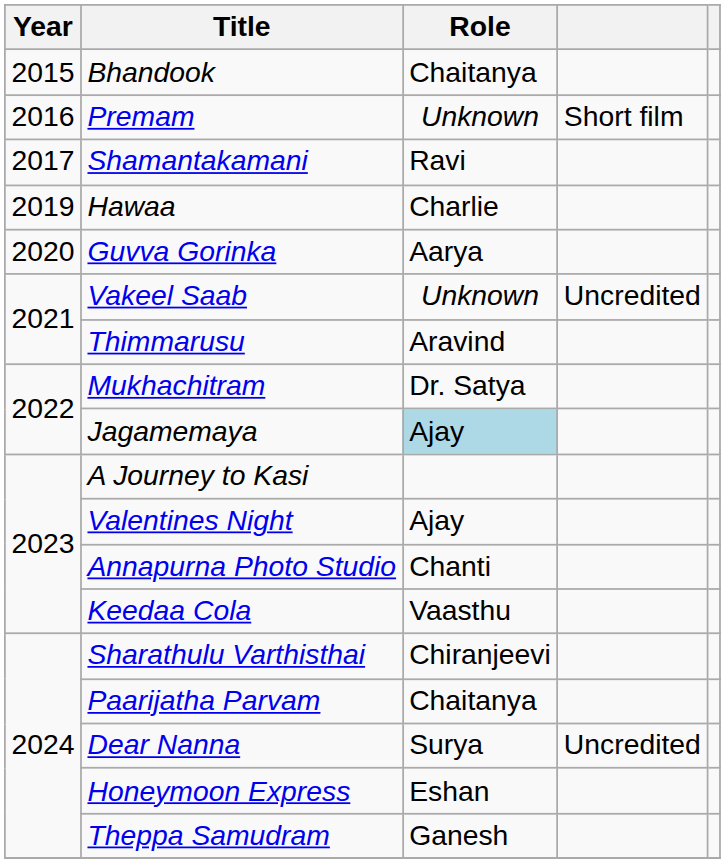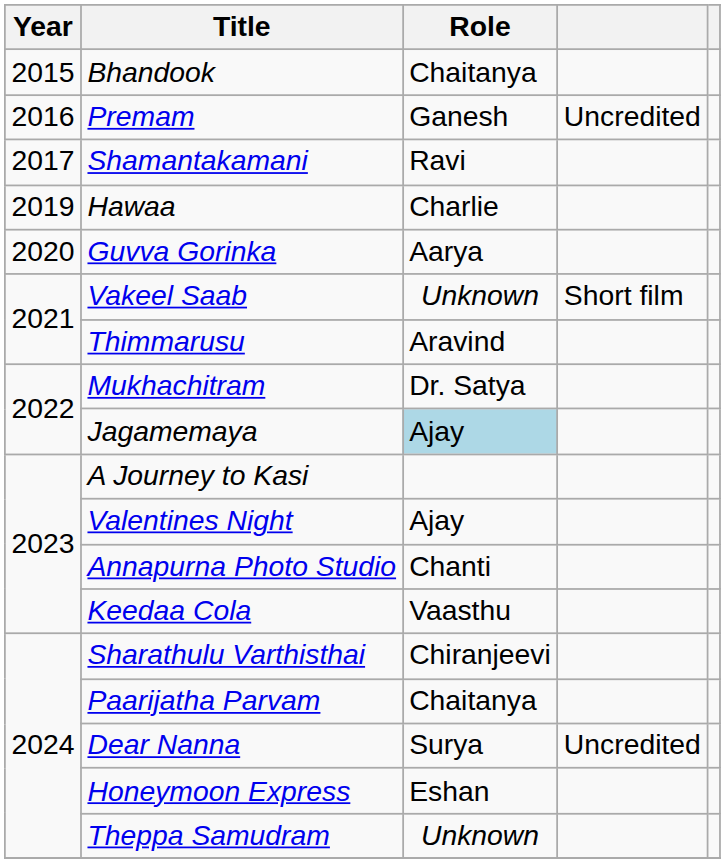(480, 116) Unknown -> (459, 116) Ganesh
(624, 116) Short film -> (632, 116) Uncredited
(632, 296) Uncredited -> (624, 296) Short film
(459, 835) Ganesh -> (480, 835) Unknown
